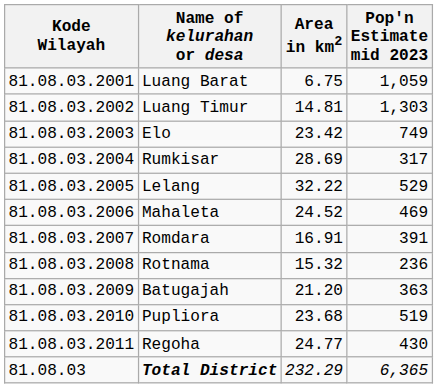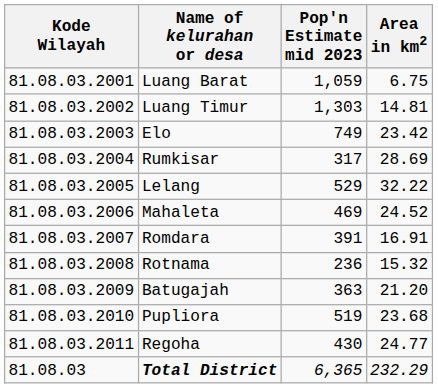columns swapped: (314, 36) <-> (389, 36)
